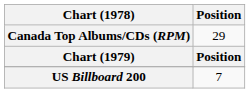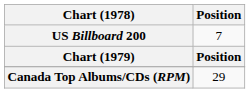rows swapped: (99, 35) <-> (99, 77)
